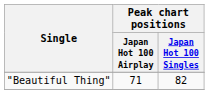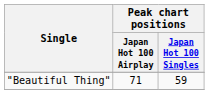(181, 81) 82 -> (181, 81) 59
